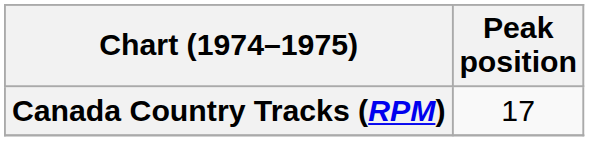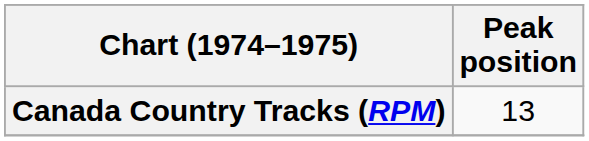(518, 110) 17 -> (518, 110) 13
